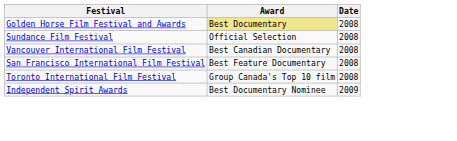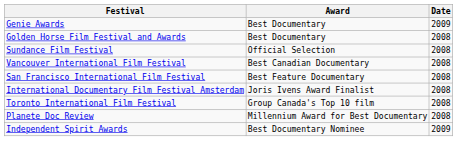+ row: (35, 24)
(248, 24) khaki background -> (287, 37) no background
+ row: (125, 90)
+ row: (50, 116)
